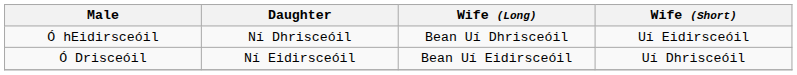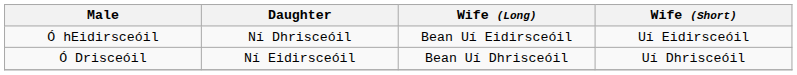(497, 37) Bean Uí Dhrisceóil -> (497, 37) Bean Uí Eidirsceóil
(497, 59) Bean Uí Eidirsceóil -> (497, 59) Bean Uí Dhrisceóil
